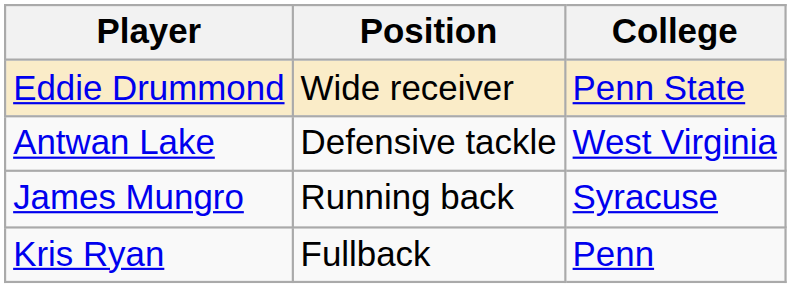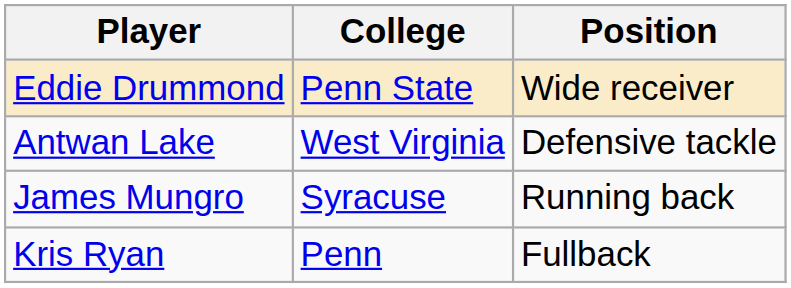columns swapped: (429, 32) <-> (675, 32)
